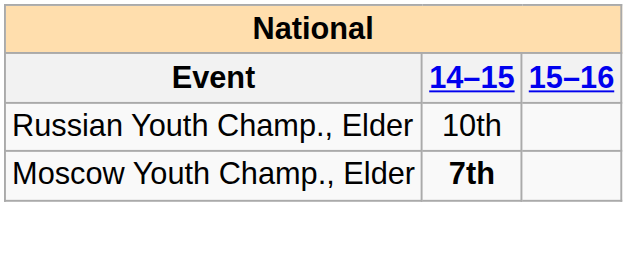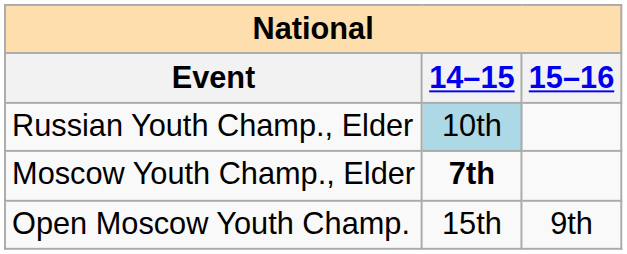(472, 126) no background -> (472, 126) lightblue background
+ row: (211, 223)
